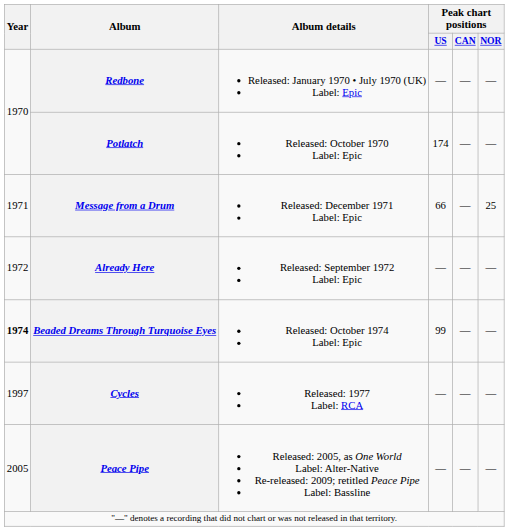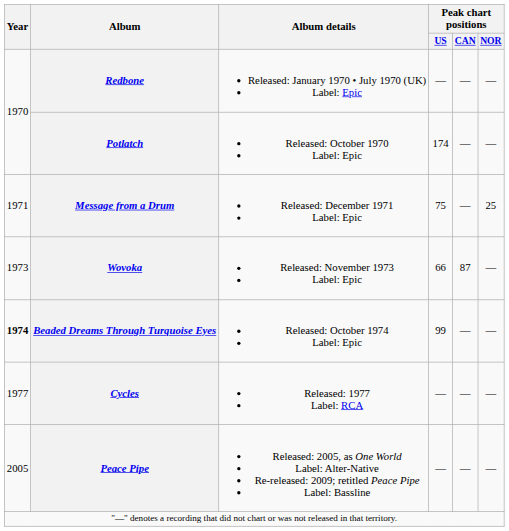(441, 205) 66 -> (441, 205) 75
- row: (125, 268)
+ row: (125, 268)
(18, 393) 1997 -> (18, 393) 1977
